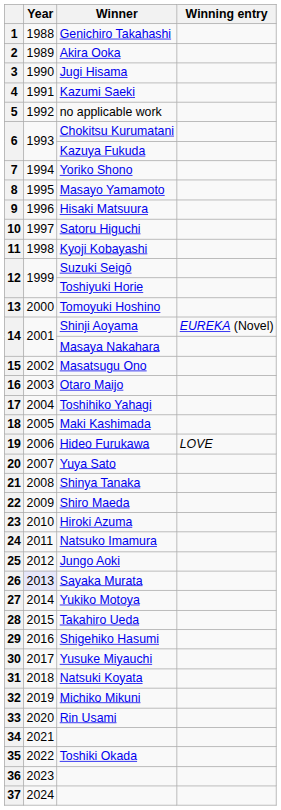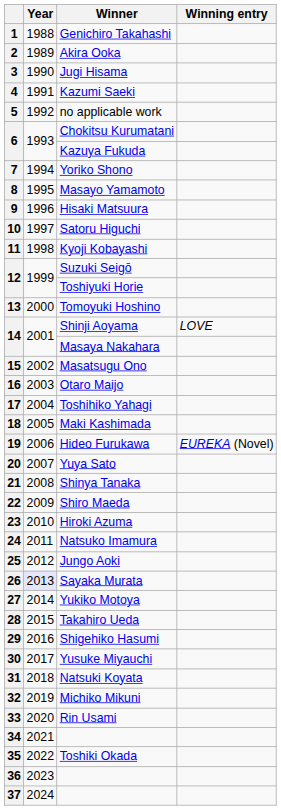(227, 326) EUREKA (Novel) -> (196, 326) LOVE
(196, 444) LOVE -> (227, 444) EUREKA (Novel)
